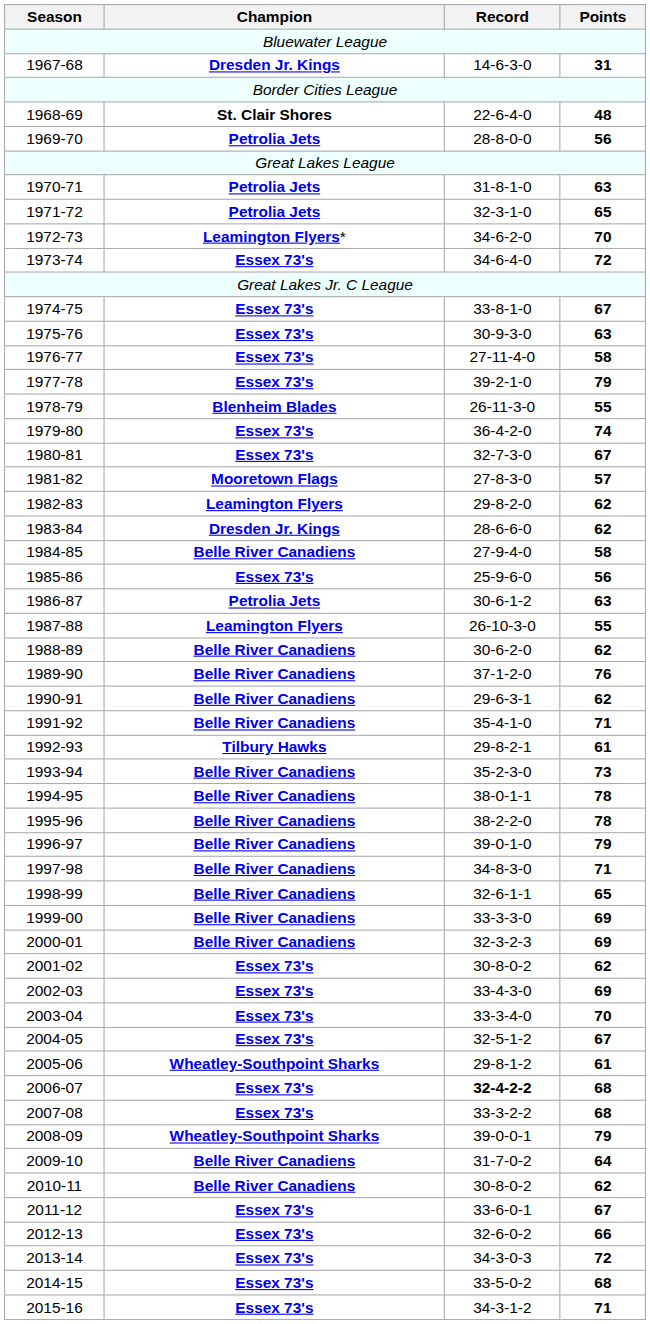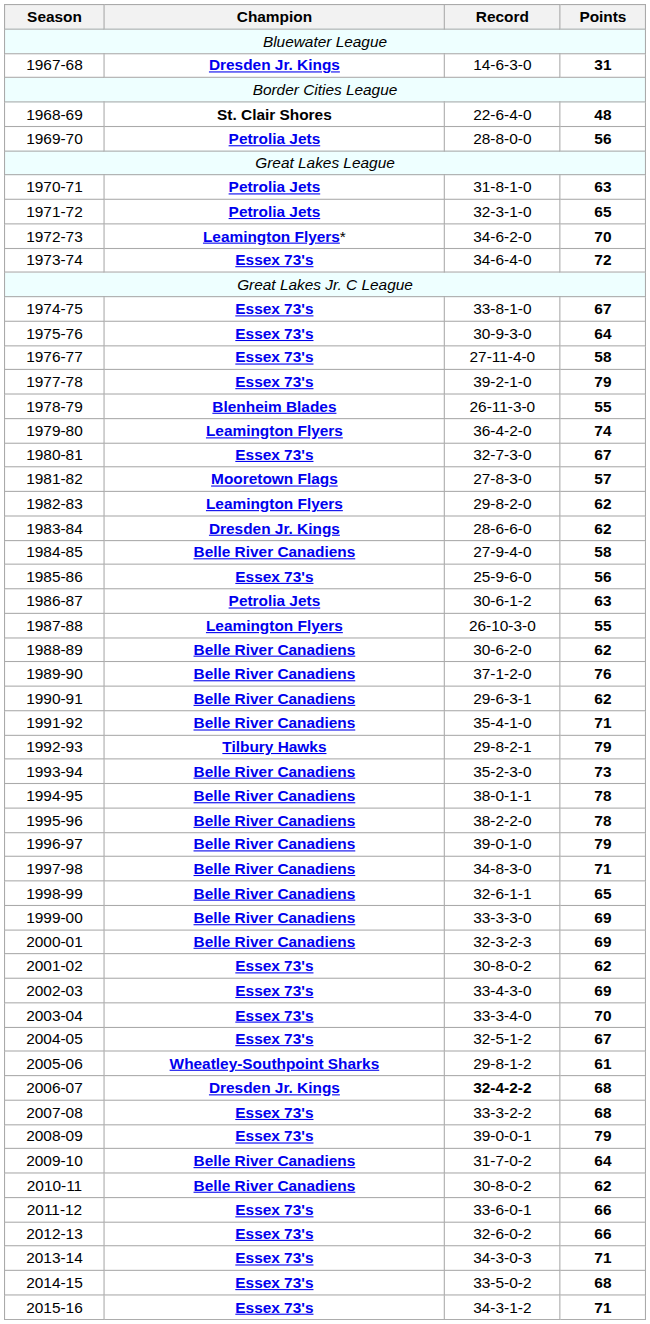(603, 334) 63 -> (603, 334) 64
(274, 431) Essex 73's -> (274, 431) Leamington Flyers
(603, 747) 61 -> (603, 747) 79
(274, 1088) Essex 73's -> (274, 1088) Dresden Jr. Kings
(274, 1137) Wheatley-Southpoint Sharks -> (274, 1137) Essex 73's
(603, 1210) 67 -> (603, 1210) 66
(603, 1259) 72 -> (603, 1259) 71
